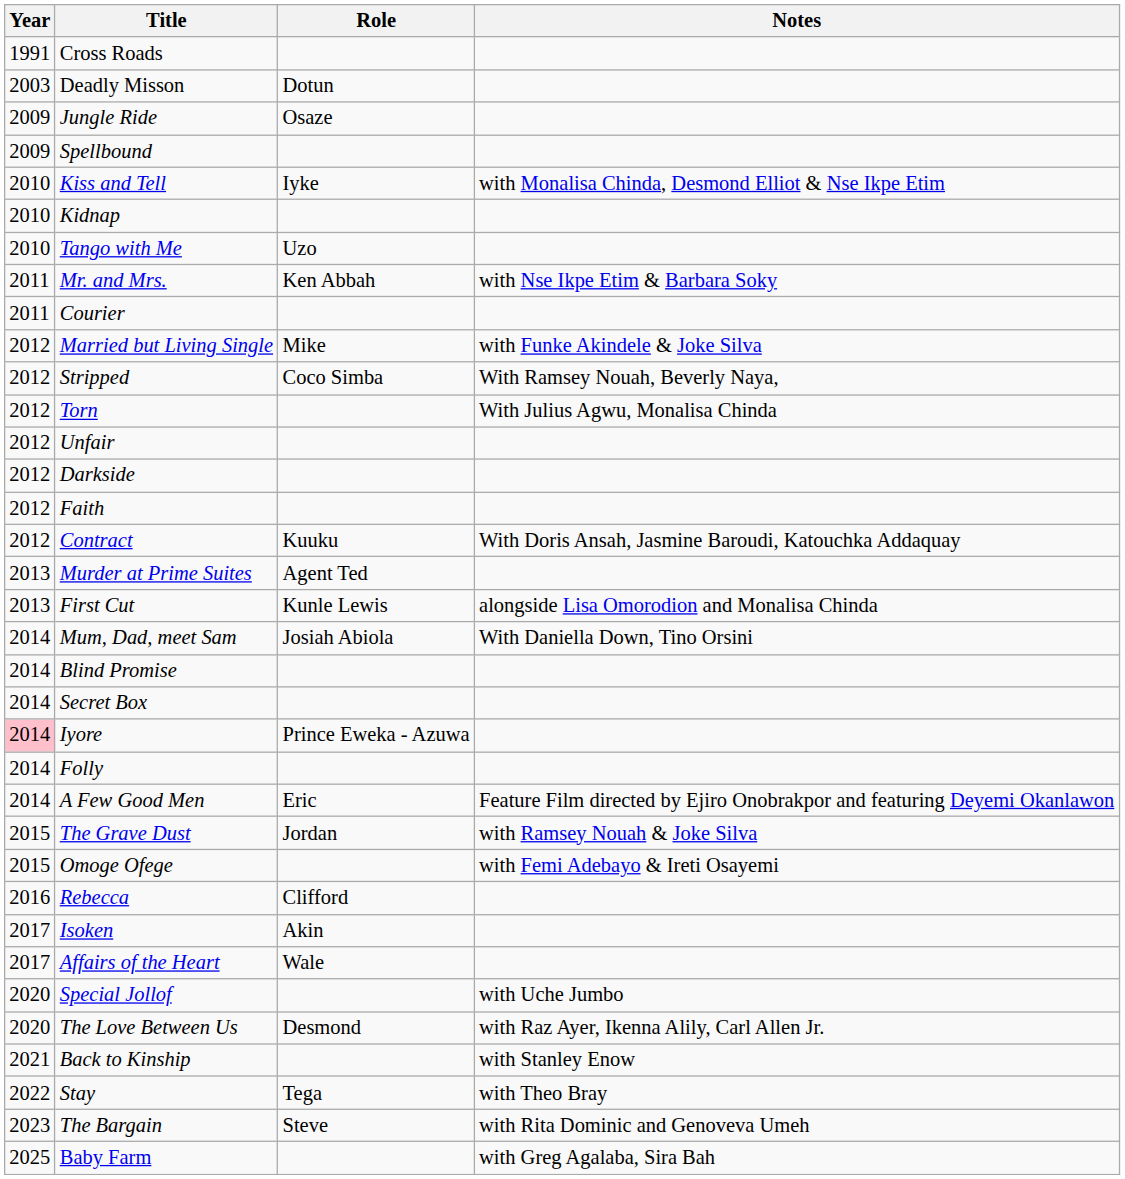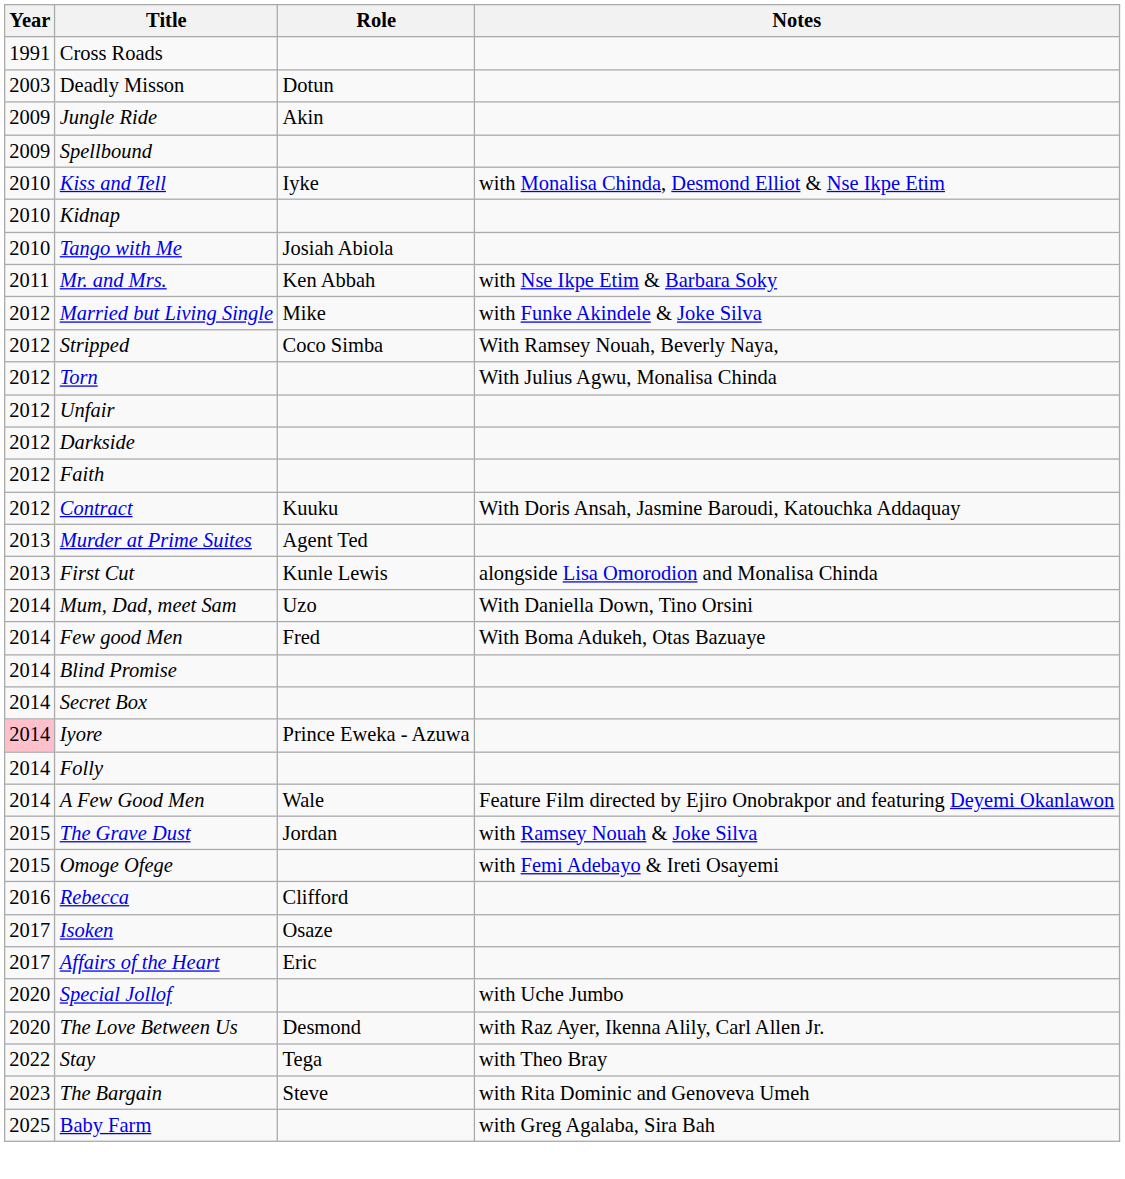(308, 118) Osaze -> (303, 118) Akin
(300, 248) Uzo -> (338, 248) Josiah Abiola
- row: (92, 313)
(338, 637) Josiah Abiola -> (300, 605) Uzo
+ row: (121, 637)
(300, 800) Eric -> (303, 800) Wale
(303, 930) Akin -> (308, 930) Osaze
(303, 962) Wale -> (300, 962) Eric
- row: (125, 1060)
